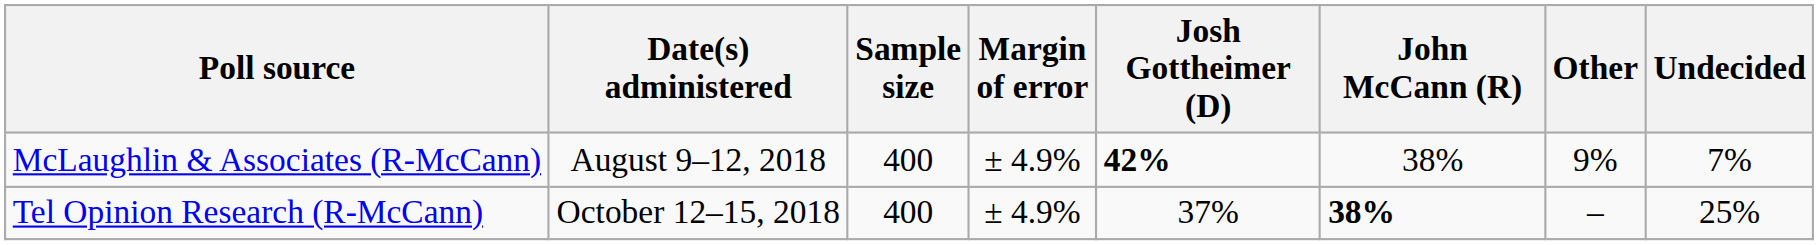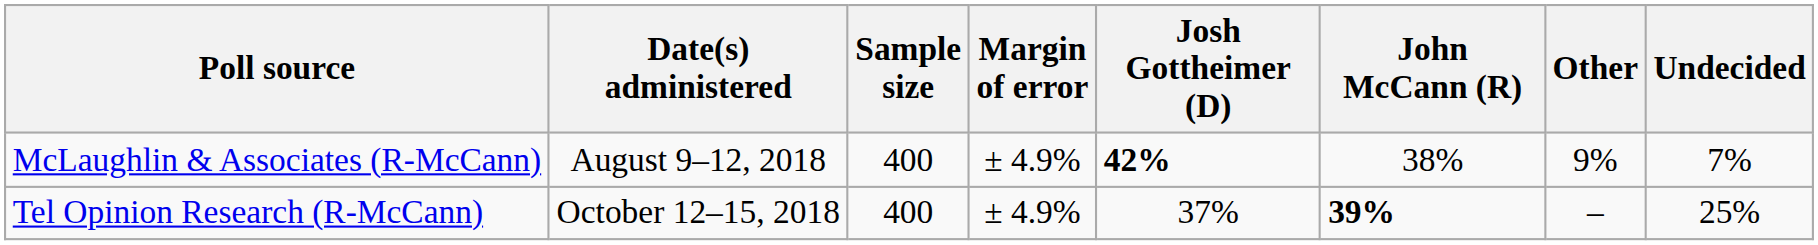(1362, 212) 38% -> (1362, 212) 39%
